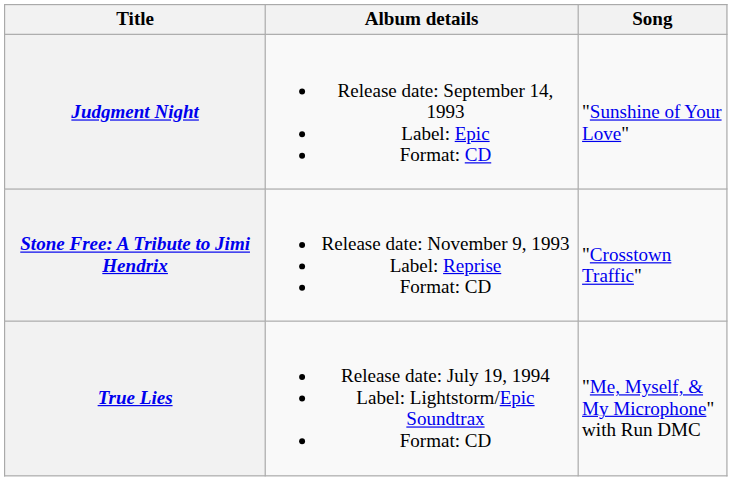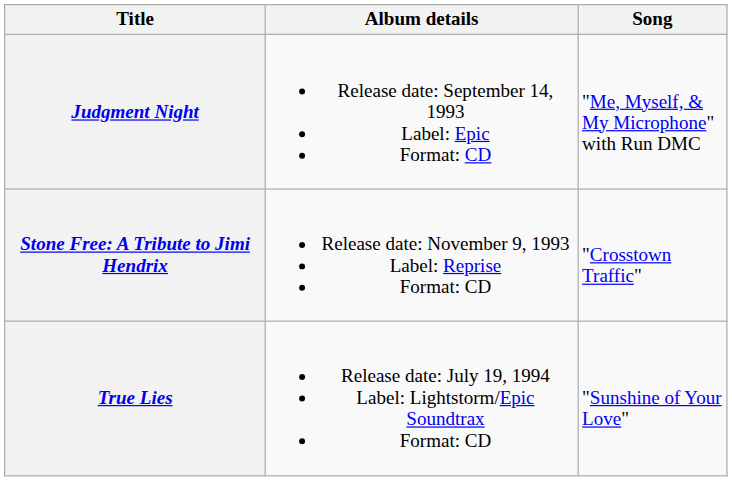(652, 122) "Sunshine of Your Love" -> (648, 122) "Me, Myself, & My Microphone" with Run DMC
(648, 408) "Me, Myself, & My Microphone" with Run DMC -> (652, 408) "Sunshine of Your Love"
